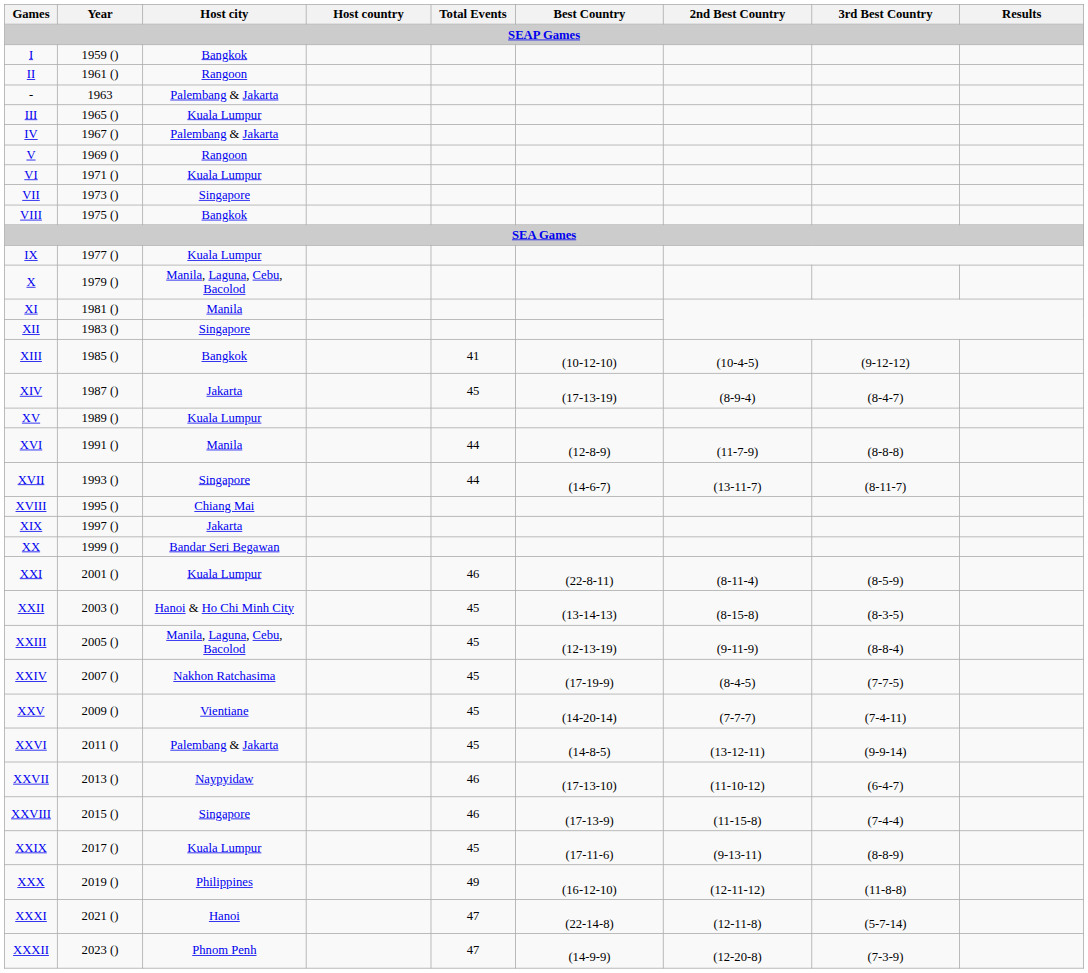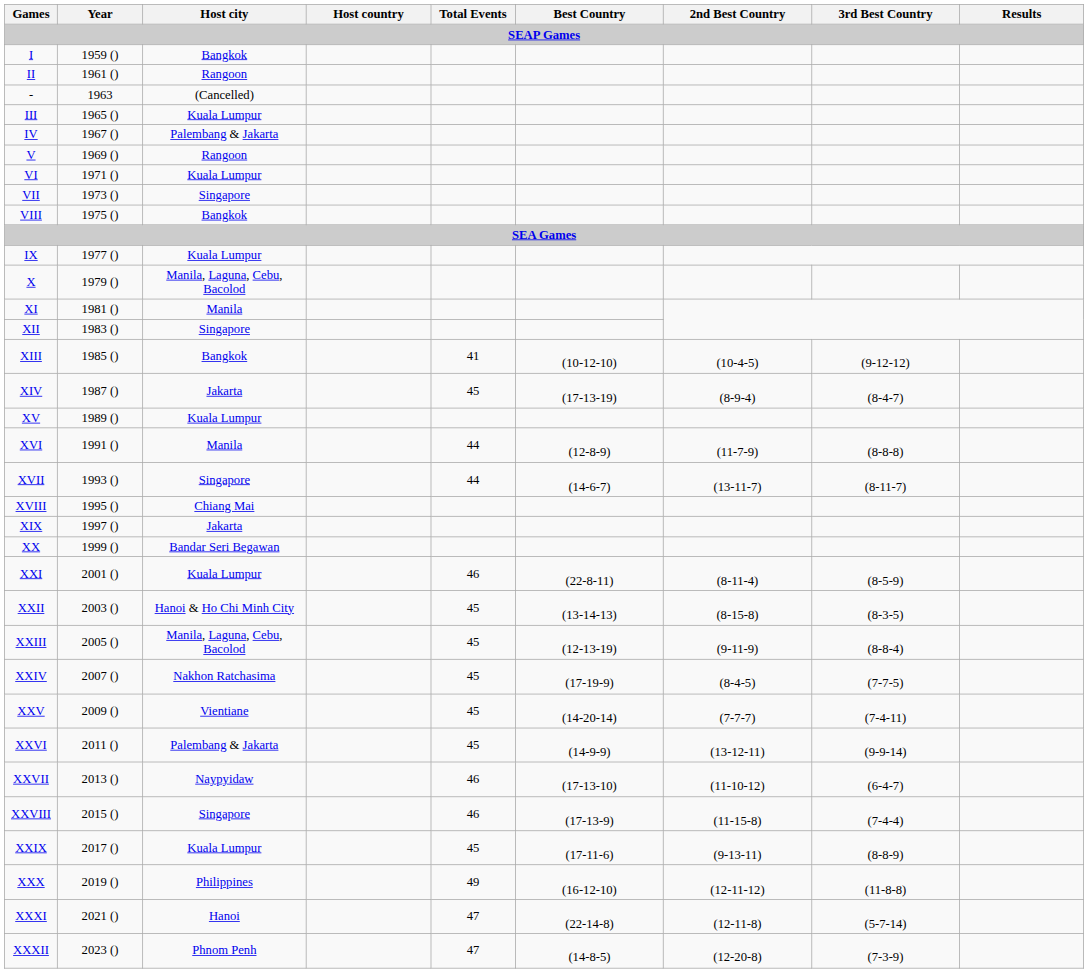(224, 94) Palembang & Jakarta -> (224, 94) (Cancelled)
(589, 752) (14-8-5) -> (589, 752) (14-9-9)
(589, 957) (14-9-9) -> (589, 957) (14-8-5)
